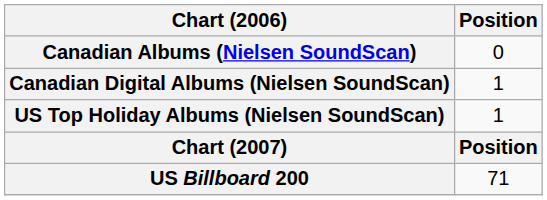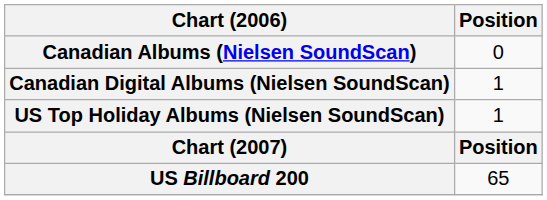(498, 178) 71 -> (498, 178) 65
